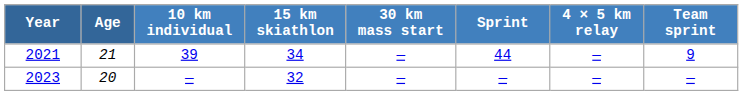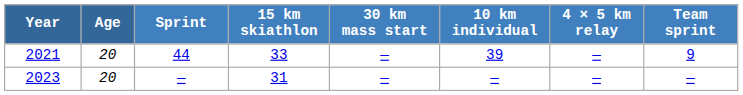columns swapped: (189, 25) <-> (503, 25)
(108, 56) 21 -> (108, 56) 20
(295, 56) 34 -> (279, 56) 33
(295, 79) 32 -> (279, 79) 31
